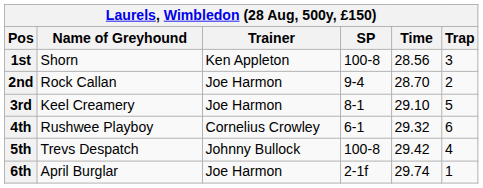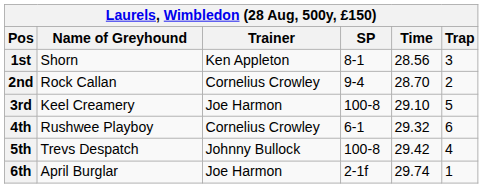(362, 60) 100-8 -> (354, 60) 8-1
(244, 82) Joe Harmon -> (263, 82) Cornelius Crowley
(354, 104) 8-1 -> (362, 104) 100-8
